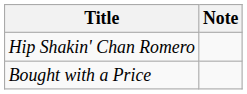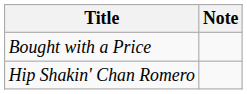rows swapped: (102, 46) <-> (80, 74)
